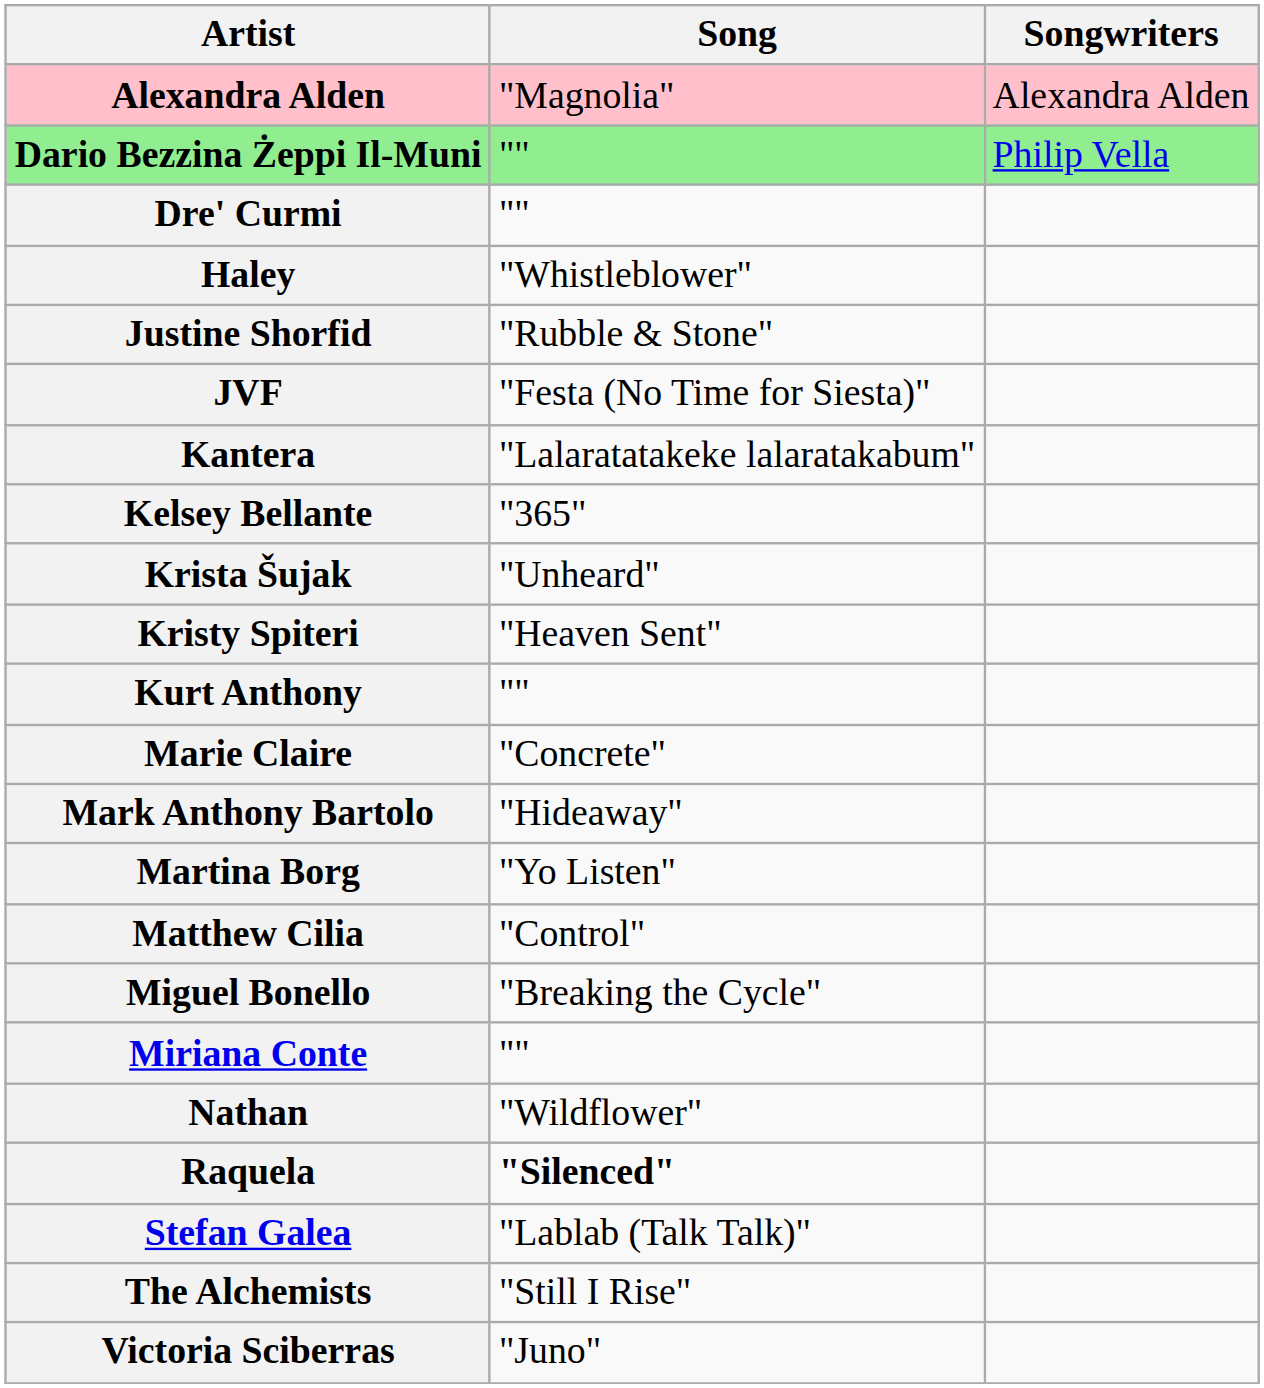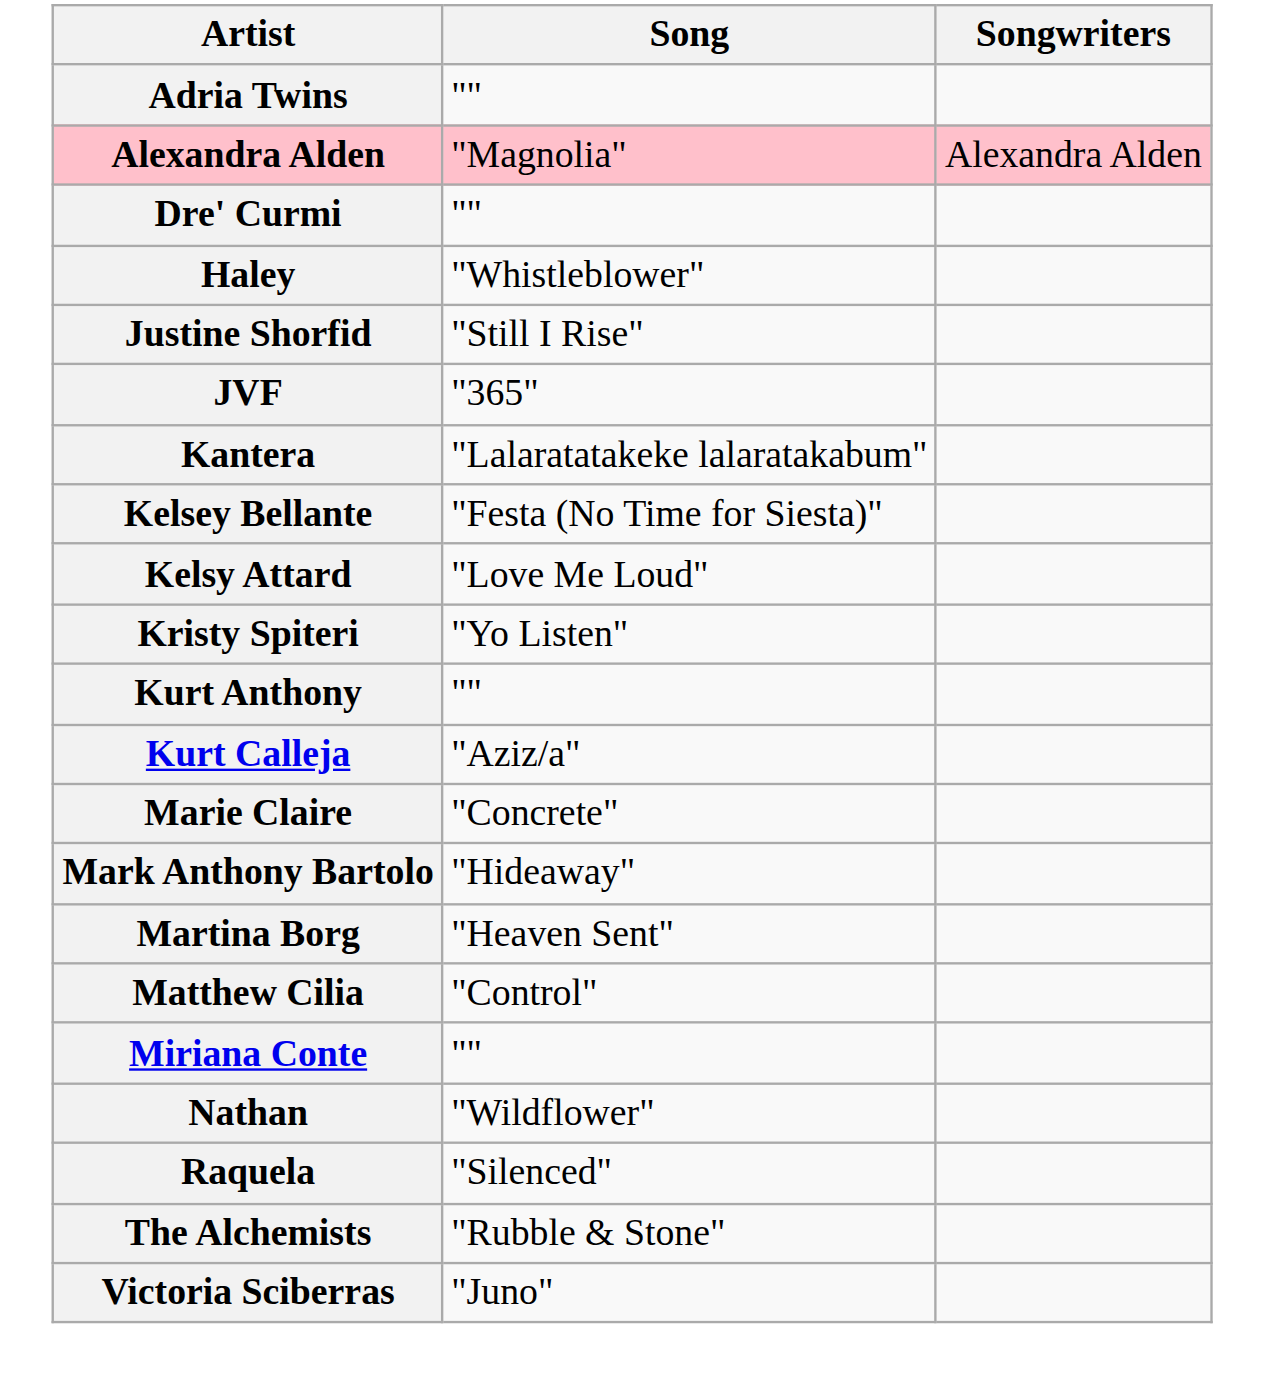+ row: (248, 94)
- row: (248, 154)
(636, 333) "Rubble & Stone" -> (547, 333) "Still I Rise"
(715, 393) "Festa (No Time for Siesta)" -> (495, 393) "365"
(543, 513) "365" -> (667, 513) "Festa (No Time for Siesta)"
+ row: (248, 573)
- row: (248, 573)
(610, 633) "Heaven Sent" -> (540, 633) "Yo Listen"
+ row: (248, 753)
(587, 872) "Yo Listen" -> (563, 932) "Heaven Sent"
- row: (248, 992)
(587, 1172) bold -> (532, 1172) normal
- row: (248, 1232)
(595, 1292) "Still I Rise" -> (588, 1232) "Rubble & Stone"
